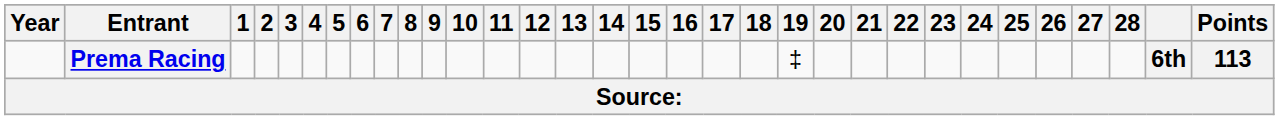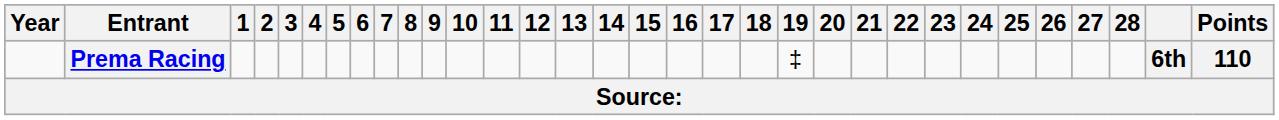(1233, 59) 113 -> (1233, 59) 110
